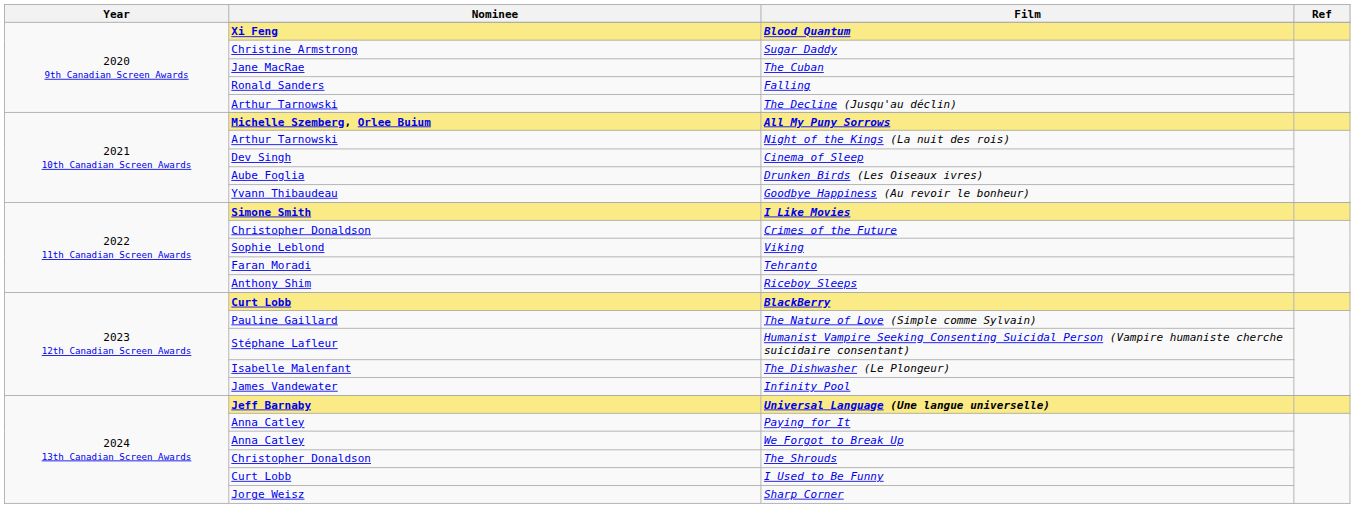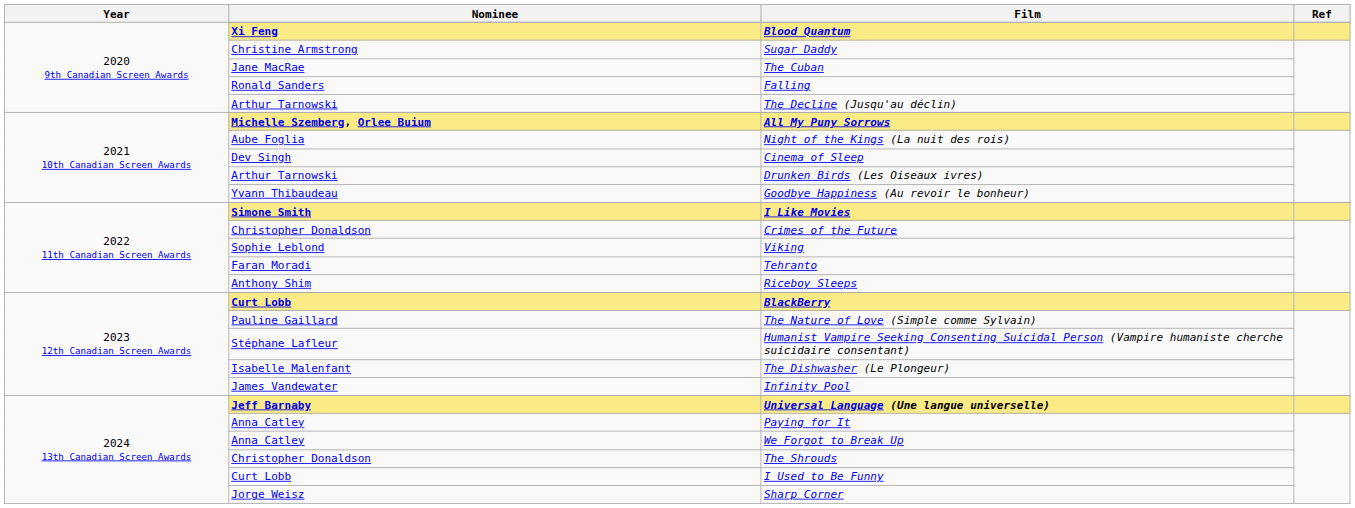(285, 139) Arthur Tarnowski -> (268, 139) Aube Foglia
(268, 176) Aube Foglia -> (285, 176) Arthur Tarnowski
